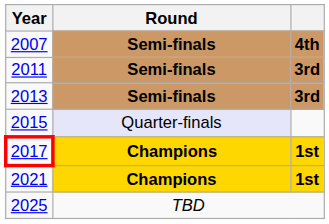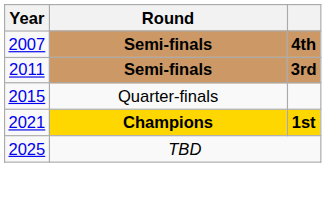- row: (29, 97)
(171, 123) lavender background -> (168, 97) no background
- row: (29, 151)
